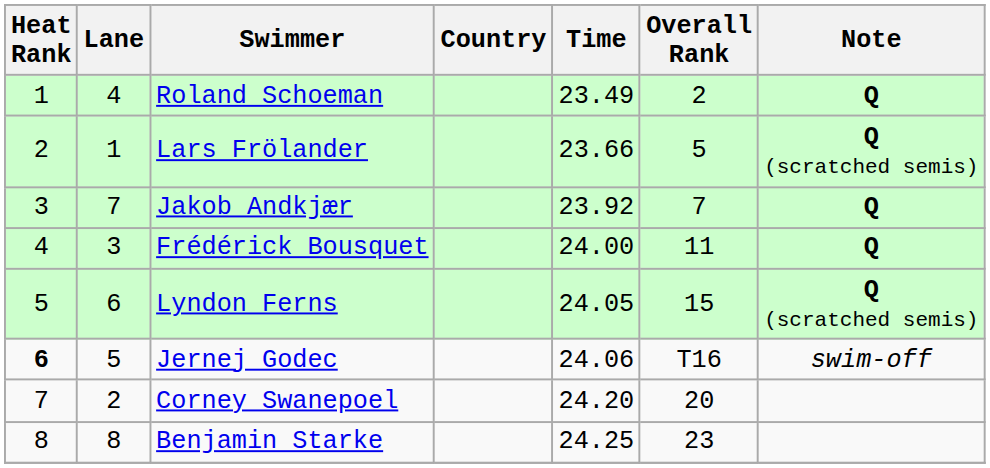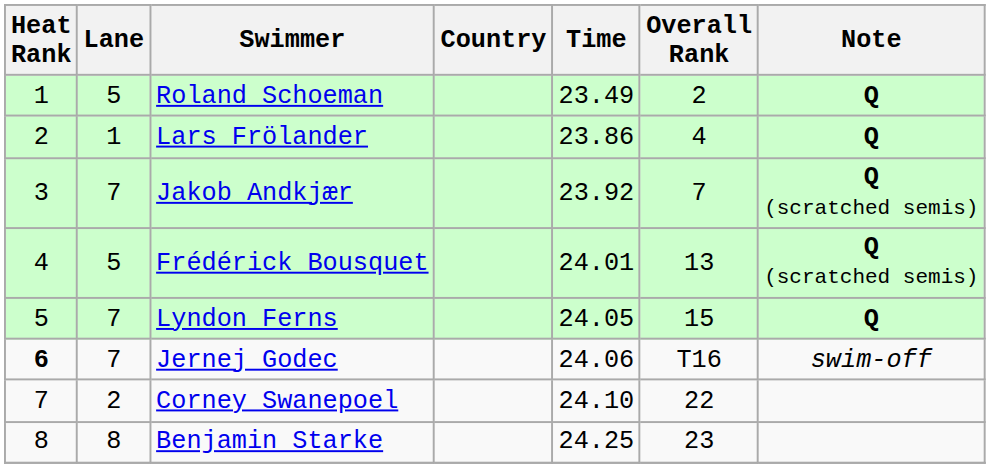(114, 96) 4 -> (114, 96) 5
(596, 151) 23.66 -> (596, 137) 23.86
(699, 151) 5 -> (699, 137) 4
(871, 150) Q (scratched semis) -> (871, 137) Q
(871, 207) Q -> (871, 192) Q (scratched semis)
(114, 248) 3 -> (114, 263) 5
(596, 248) 24.00 -> (596, 263) 24.01
(699, 248) 11 -> (699, 263) 13
(871, 248) Q -> (871, 262) Q (scratched semis)
(114, 304) 6 -> (114, 318) 7
(871, 303) Q (scratched semis) -> (871, 318) Q
(114, 359) 5 -> (114, 359) 7
(596, 401) 24.20 -> (596, 401) 24.10
(699, 401) 20 -> (699, 401) 22
